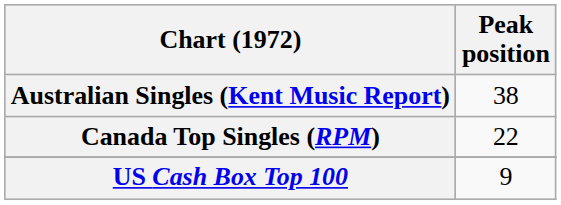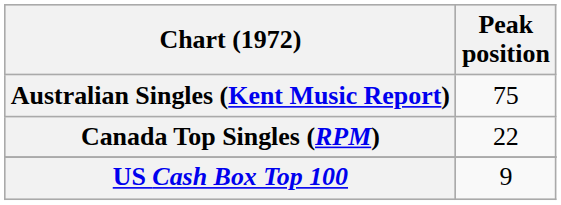(506, 95) 38 -> (506, 95) 75
